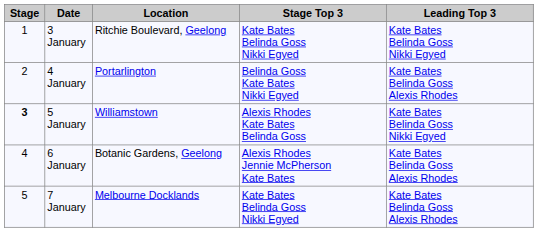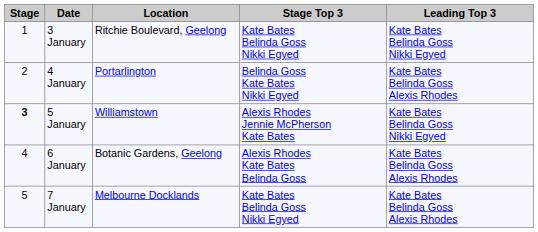(276, 124) Alexis Rhodes Kate Bates Belinda Goss -> (287, 124) Alexis Rhodes Jennie McPherson Kate Bates
(287, 166) Alexis Rhodes Jennie McPherson Kate Bates -> (276, 166) Alexis Rhodes Kate Bates Belinda Goss
